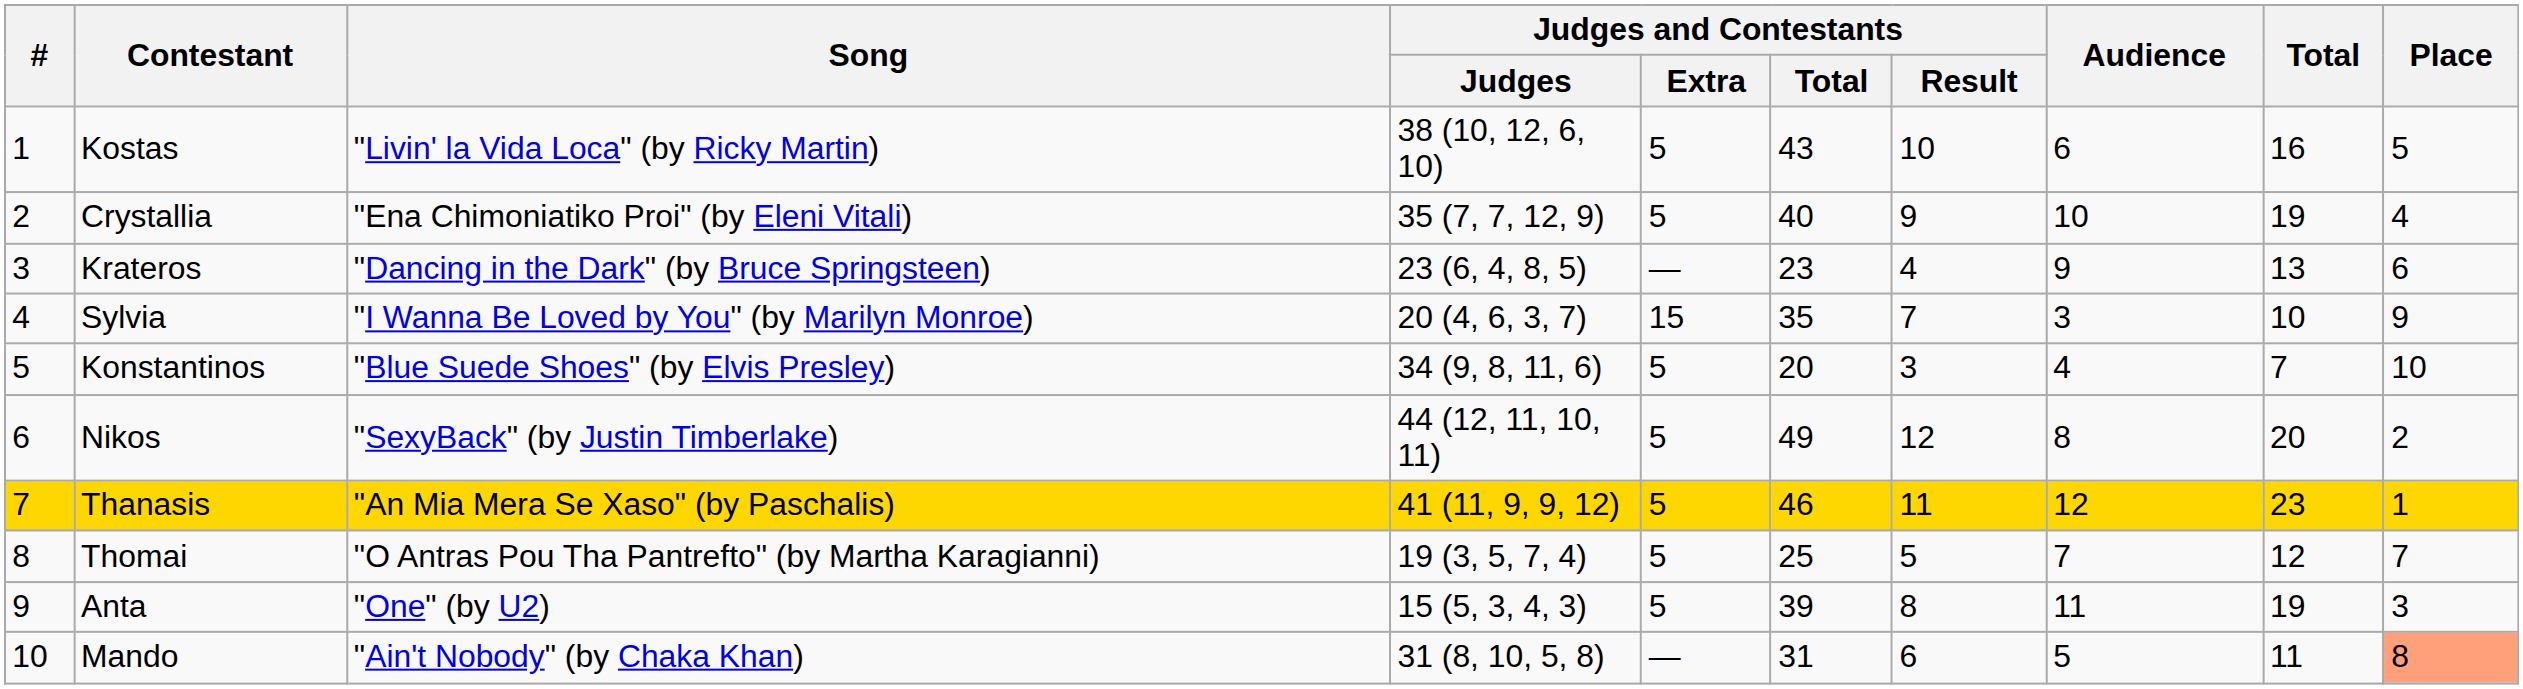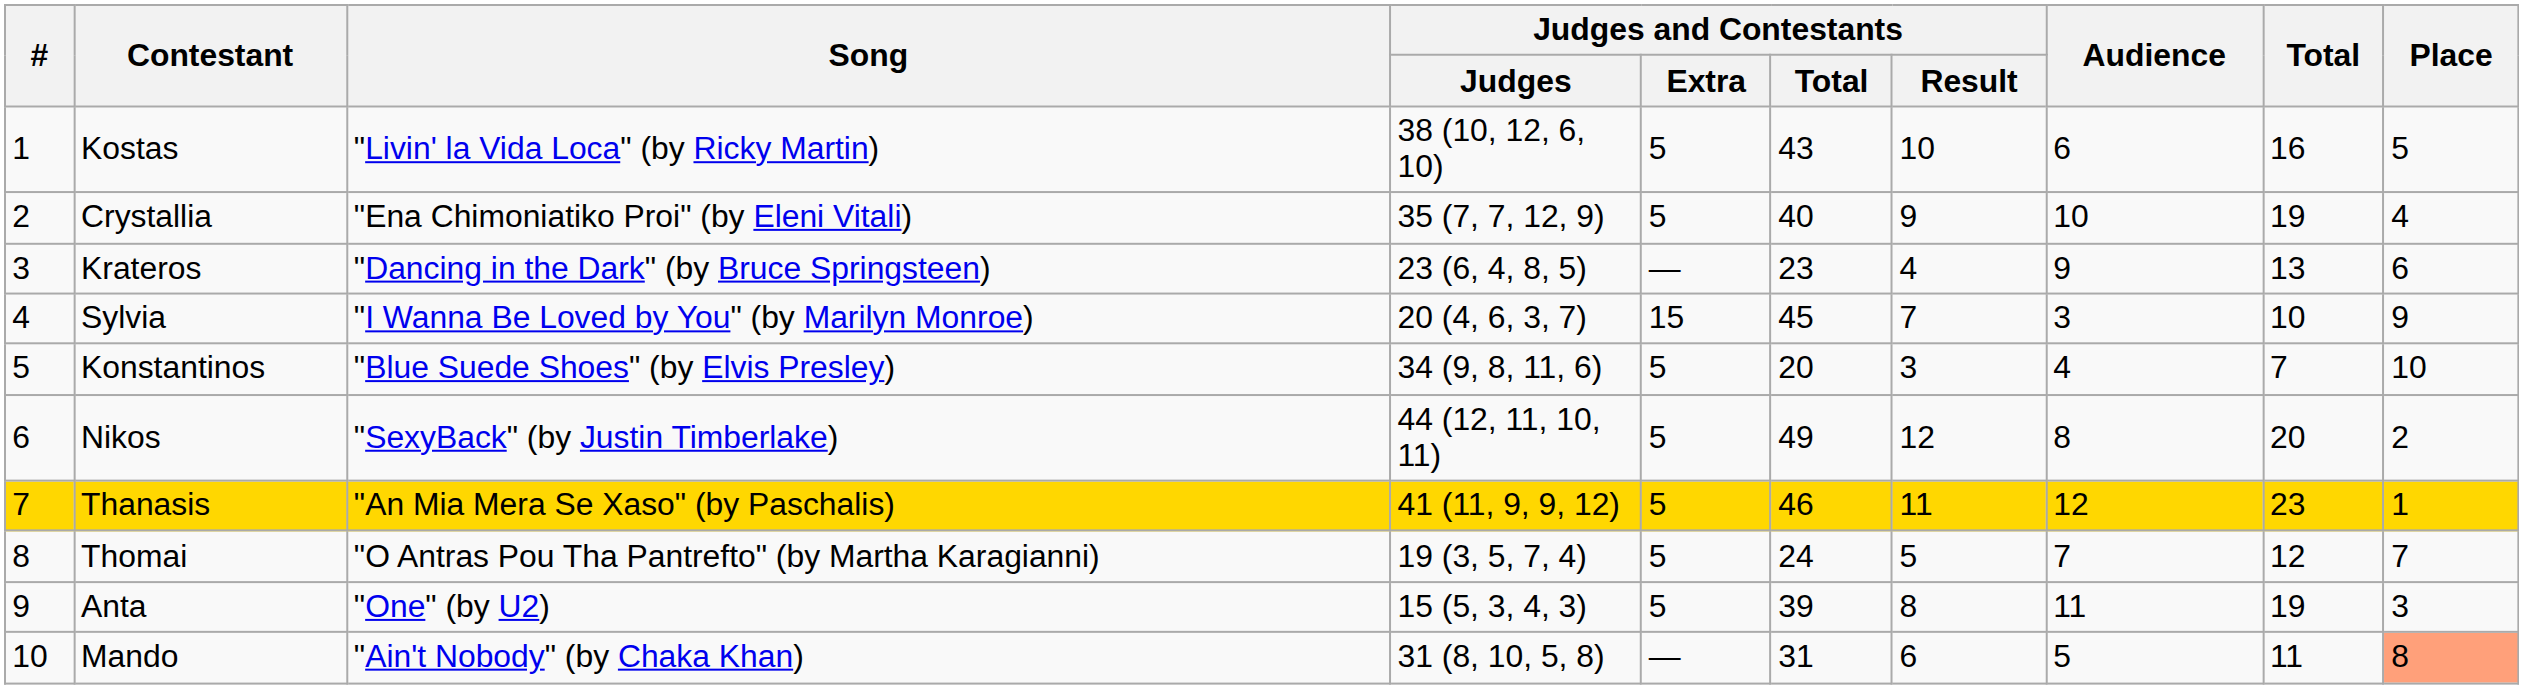(1796, 318) 35 -> (1796, 318) 45
(1796, 555) 25 -> (1796, 555) 24
